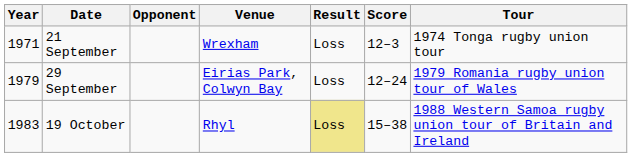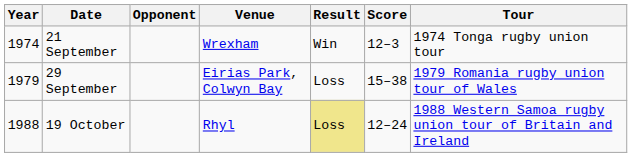(24, 45) 1971 -> (24, 45) 1974
(329, 45) Loss -> (325, 45) Win
(387, 81) 12–24 -> (387, 81) 15–38
(24, 126) 1983 -> (24, 126) 1988
(387, 126) 15–38 -> (387, 126) 12–24
